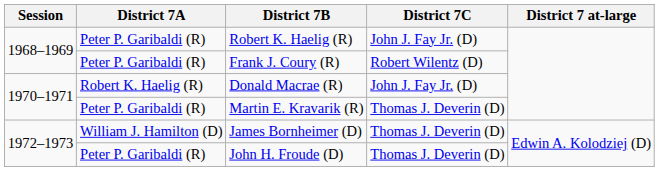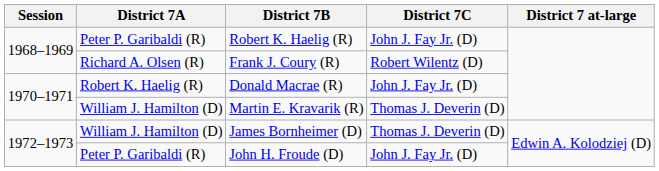(143, 62) Peter P. Garibaldi (R) -> (142, 62) Richard A. Olsen (R)
(143, 108) Peter P. Garibaldi (R) -> (151, 108) William J. Hamilton (D)
(437, 154) Thomas J. Deverin (D) -> (424, 154) John J. Fay Jr. (D)
